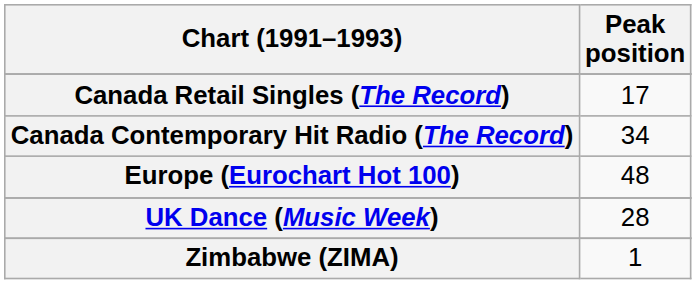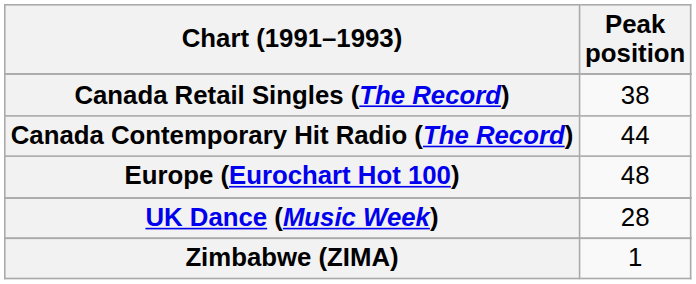(635, 94) 17 -> (635, 94) 38
(635, 135) 34 -> (635, 135) 44
